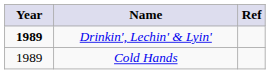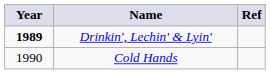(29, 58) 1989 -> (29, 58) 1990
